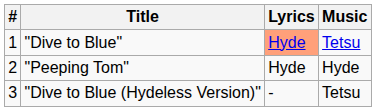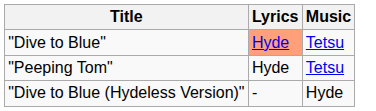- column: (13, 17)
(341, 67) Hyde -> (325, 67) Tetsu
(341, 93) Tetsu -> (325, 93) Hyde
